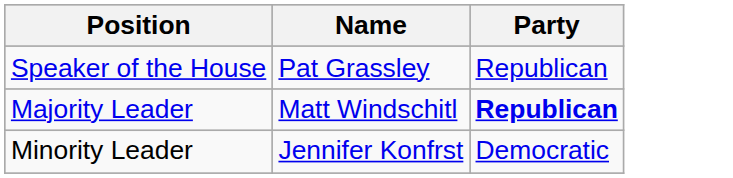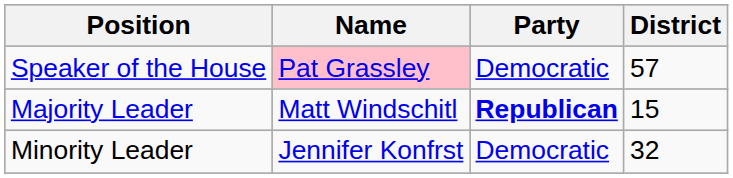+ column: (675, 25)
(354, 67) no background -> (354, 67) pink background
(542, 67) Republican -> (542, 67) Democratic
